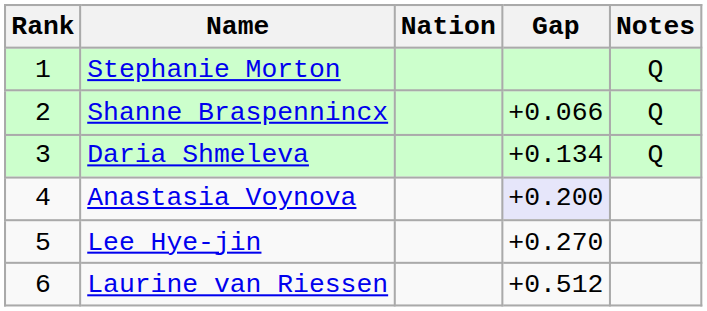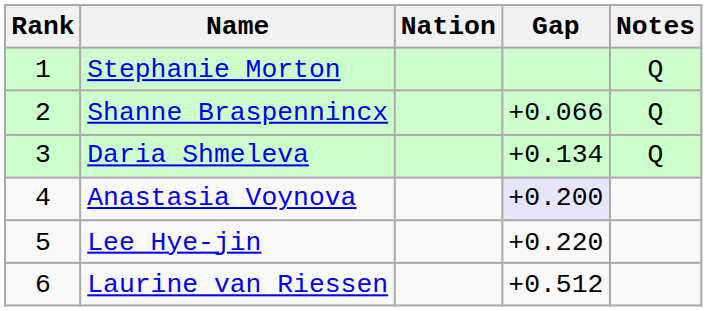(556, 242) +0.270 -> (556, 242) +0.220
